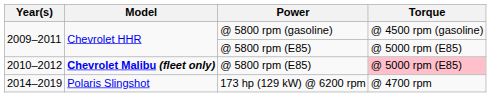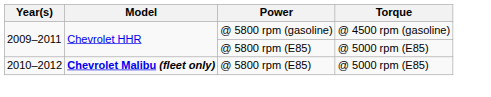(416, 65) pink background -> (383, 65) no background
- row: (35, 83)
